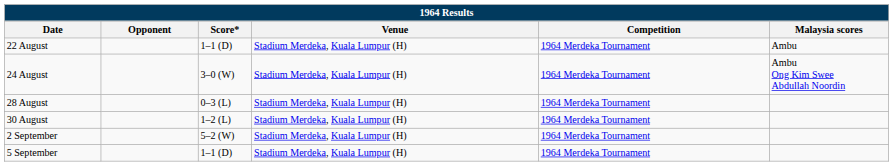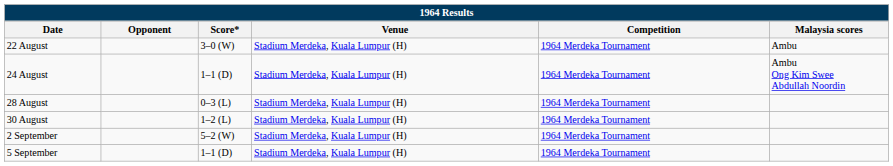(216, 46) 1–1 (D) -> (217, 46) 3–0 (W)
(217, 74) 3–0 (W) -> (216, 74) 1–1 (D)
